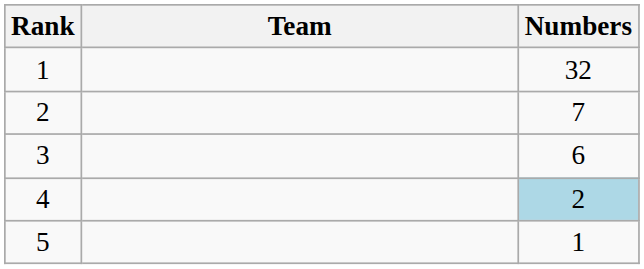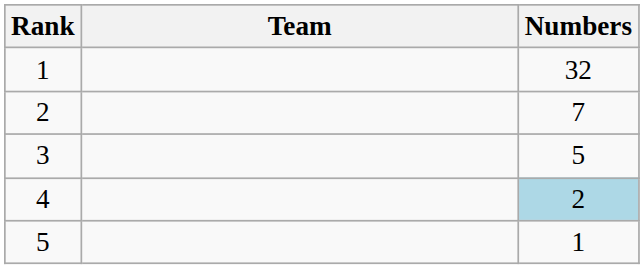(578, 155) 6 -> (578, 155) 5
